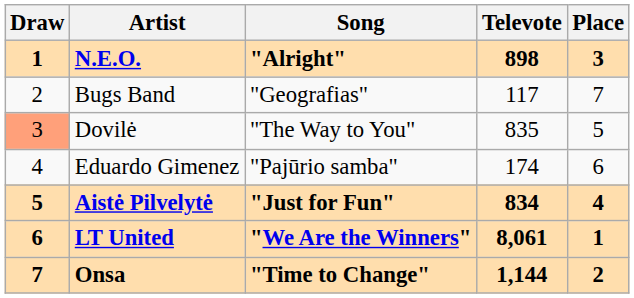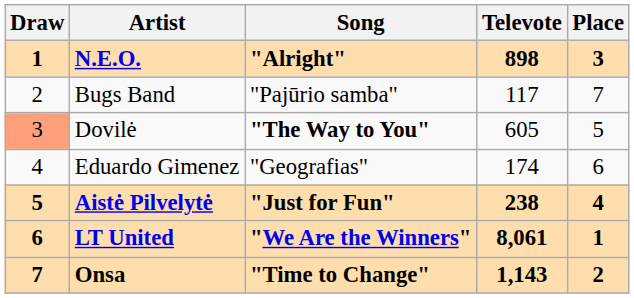(309, 94) "Geografias" -> (324, 94) "Pajūrio samba"
(333, 130) normal -> (340, 130) bold
(522, 130) 835 -> (522, 130) 605
(324, 166) "Pajūrio samba" -> (309, 166) "Geografias"
(522, 202) 834 -> (522, 202) 238
(522, 274) 1,144 -> (522, 274) 1,143
